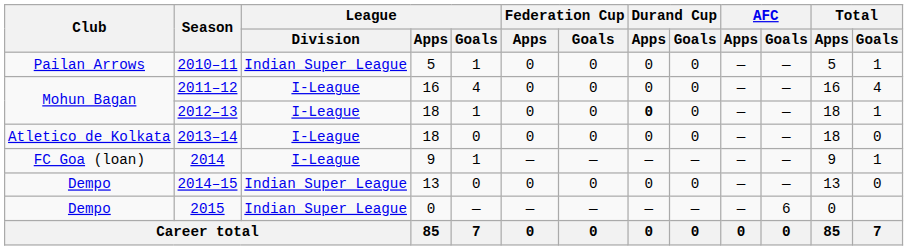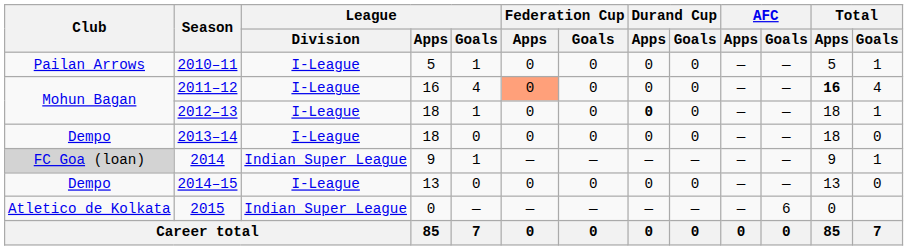(326, 64) Indian Super League -> (326, 64) I-League
(530, 88) no background -> (530, 88) lightsalmon background
(832, 88) normal -> (832, 88) bold
(89, 136) Atletico de Kolkata -> (89, 136) Dempo
(89, 160) no background -> (89, 160) lightgrey background
(326, 160) I-League -> (326, 160) Indian Super League
(326, 184) Indian Super League -> (326, 184) I-League
(89, 208) Dempo -> (89, 208) Atletico de Kolkata
